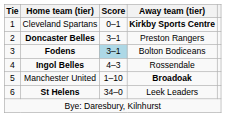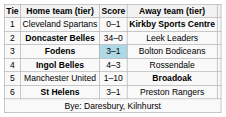(113, 38) 3–1 -> (113, 38) 34–0
(172, 38) Preston Rangers -> (172, 38) Leek Leaders
(113, 92) 34–0 -> (113, 92) 3–1
(172, 92) Leek Leaders -> (172, 92) Preston Rangers
